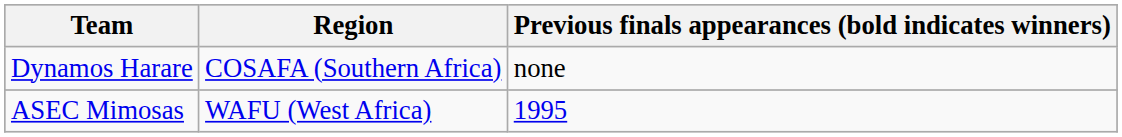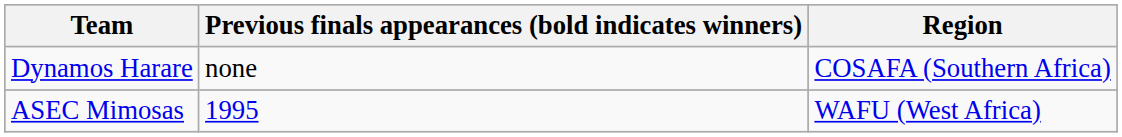columns swapped: (353, 25) <-> (812, 25)
